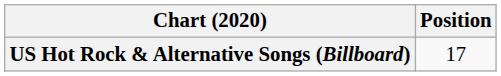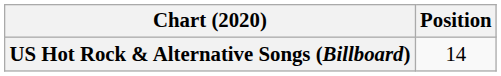(456, 53) 17 -> (456, 53) 14
